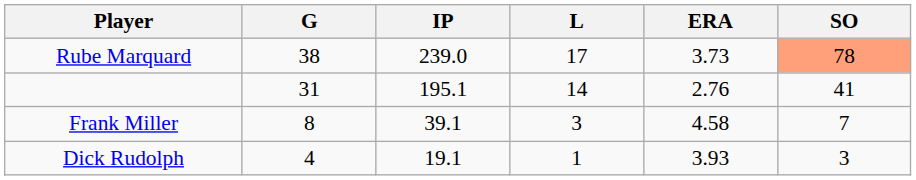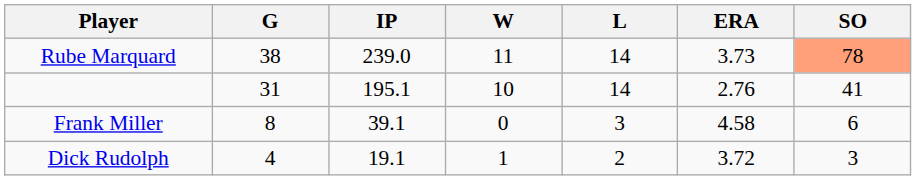+ column: (503, 21)
(577, 55) 17 -> (620, 55) 14
(844, 123) 7 -> (853, 123) 6
(577, 157) 1 -> (620, 157) 2
(710, 157) 3.93 -> (736, 157) 3.72
